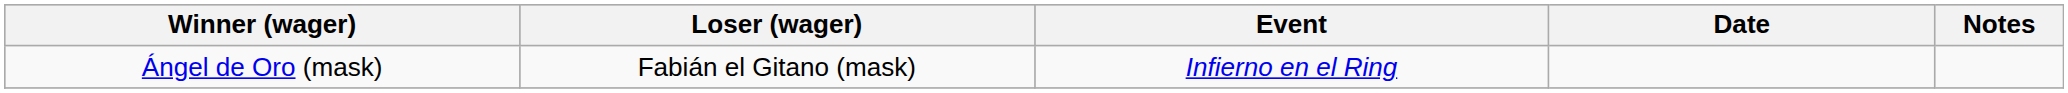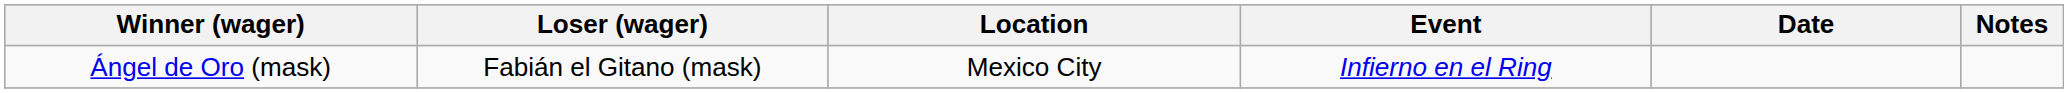+ column: (1034, 25)
